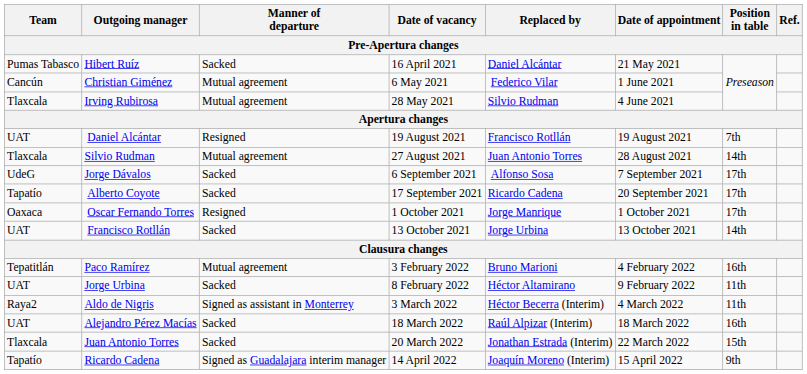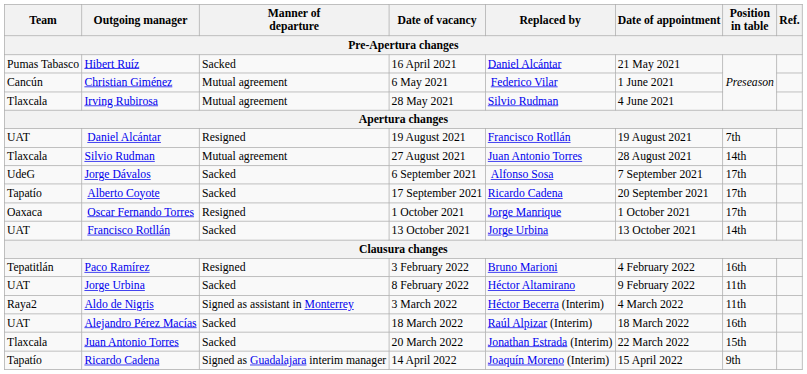(245, 267) Mutual agreement -> (224, 267) Resigned
